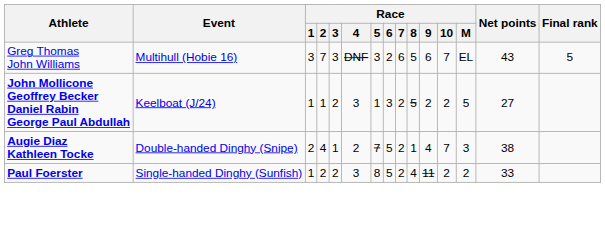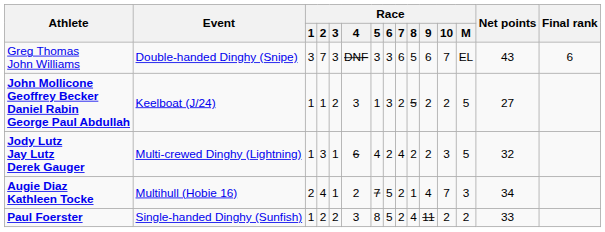(186, 58) Multihull (Hobie 16) -> (217, 58) Double-handed Dinghy (Snipe)
(389, 58) 2 -> (389, 58) 3
(570, 58) 5 -> (570, 58) 6
+ row: (46, 154)
(217, 148) Double-handed Dinghy (Snipe) -> (186, 193) Multihull (Hobie 16)
(508, 148) 38 -> (508, 193) 34
